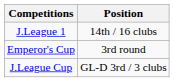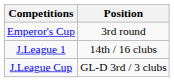rows swapped: (41, 31) <-> (41, 49)
